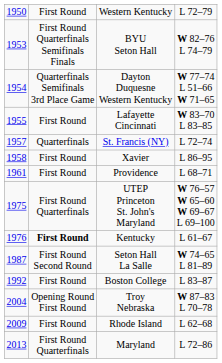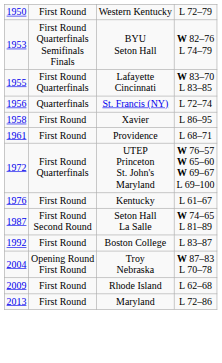- row: (136, 88)
(63, 120) First Round -> (63, 82) First Round Quarterfinals
(17, 142) 1957 -> (17, 104) 1956
(17, 206) 1975 -> (17, 168) 1972
(63, 238) bold -> (63, 200) normal
(63, 345) First Round Quarterfinals -> (63, 301) First Round
